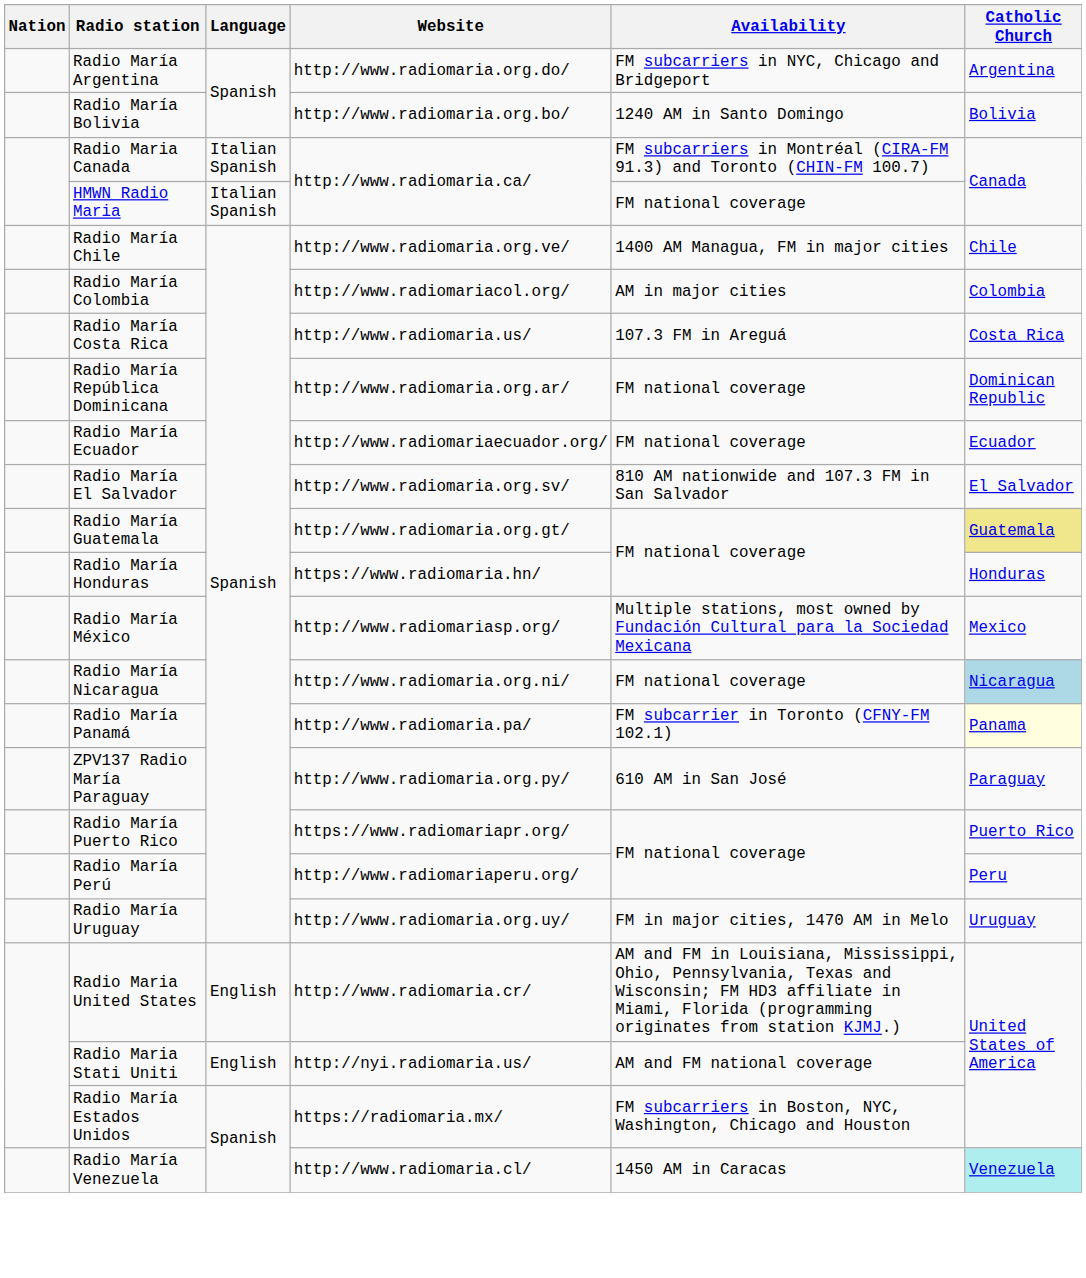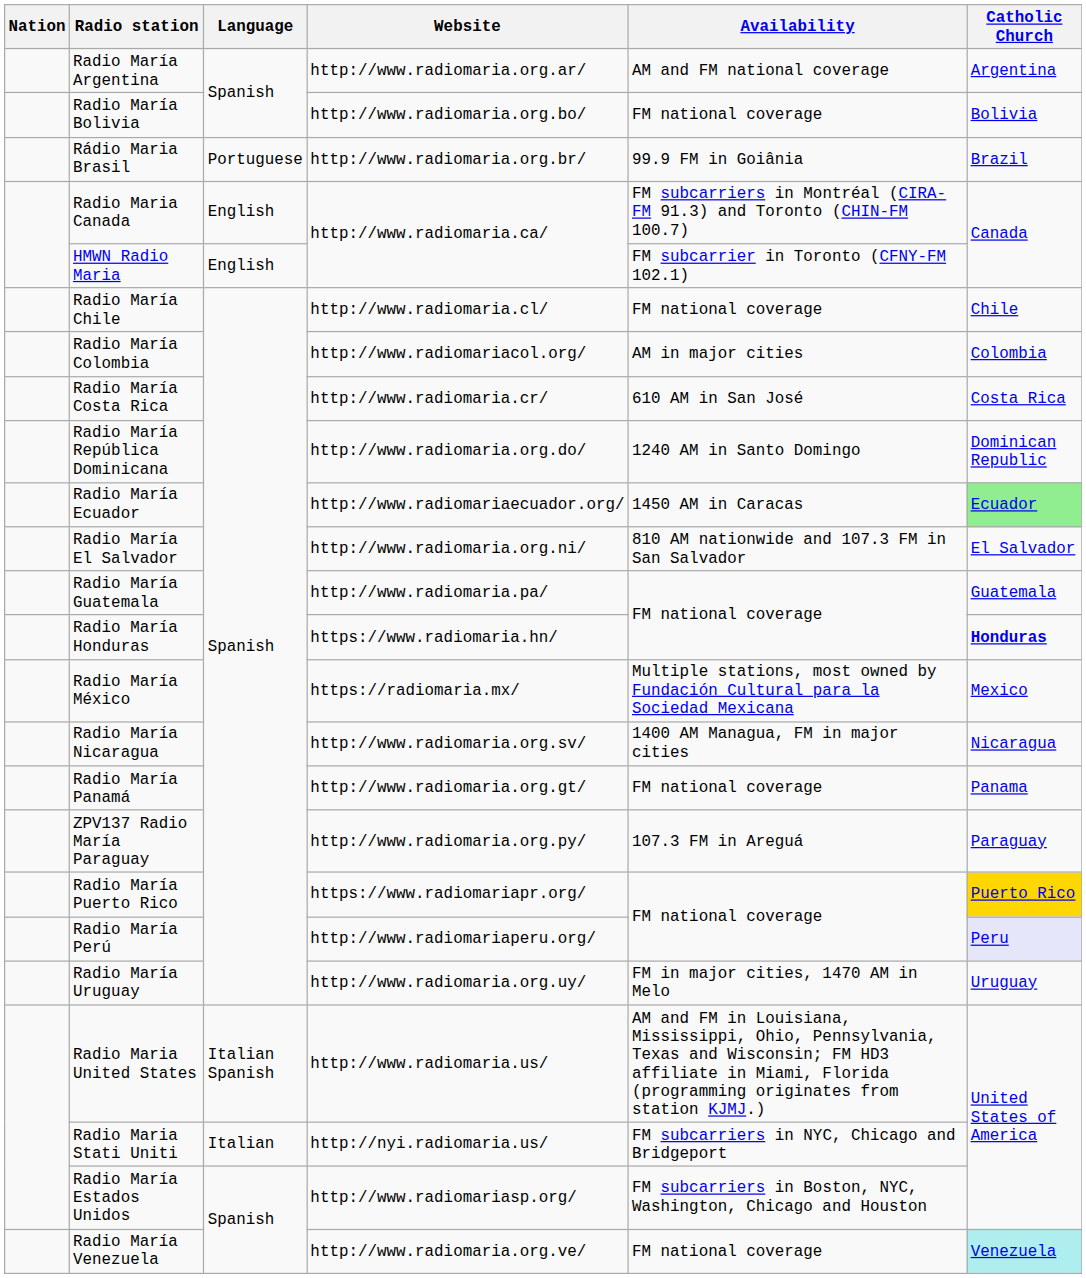(432, 71) http://www.radiomaria.org.do/ -> (448, 71) http://www.radiomaria.org.ar/
(777, 71) FM subcarriers in NYC, Chicago and Bridgeport -> (761, 71) AM and FM national coverage
(730, 115) 1240 AM in Santo Domingo -> (727, 115) FM national coverage
+ row: (125, 159)
(243, 159) Italian Spanish -> (241, 212) English
(243, 203) Italian Spanish -> (241, 266) English
(710, 203) FM national coverage -> (789, 266) FM subcarrier in Toronto (CFNY-FM 102.1)
(432, 247) http://www.radiomaria.org.ve/ -> (429, 310) http://www.radiomaria.cl/
(782, 247) 1400 AM Managua, FM in major cities -> (727, 310) FM national coverage
(413, 336) http://www.radiomaria.us/ -> (429, 398) http://www.radiomaria.cr/
(701, 336) 107.3 FM in Areguá -> (718, 398) 610 AM in San José
(432, 389) http://www.radiomaria.org.ar/ -> (448, 451) http://www.radiomaria.org.do/
(710, 389) FM national coverage -> (746, 451) 1240 AM in Santo Domingo
(710, 442) FM national coverage -> (718, 505) 1450 AM in Caracas
(1002, 442) no background -> (1004, 505) lightgreen background
(432, 486) http://www.radiomaria.org.sv/ -> (448, 549) http://www.radiomaria.org.ni/
(432, 531) http://www.radiomaria.org.gt/ -> (429, 593) http://www.radiomaria.pa/
(1012, 531) khaki background -> (1013, 593) no background
(1007, 575) normal -> (1009, 637) bold
(427, 628) http://www.radiomariasp.org/ -> (415, 691) https://radiomaria.mx/
(432, 681) http://www.radiomaria.org.ni/ -> (448, 744) http://www.radiomaria.org.sv/
(710, 681) FM national coverage -> (765, 744) 1400 AM Managua, FM in major cities
(1012, 681) lightblue background -> (1013, 744) no background
(413, 726) http://www.radiomaria.pa/ -> (448, 788) http://www.radiomaria.org.gt/
(772, 726) FM subcarrier in Toronto (CFNY-FM 102.1) -> (727, 788) FM national coverage
(998, 726) lightyellow background -> (999, 788) no background
(701, 779) 610 AM in San José -> (718, 841) 107.3 FM in Areguá
(1021, 832) no background -> (1023, 895) gold background
(988, 876) no background -> (990, 939) lavender background
(243, 992) English -> (241, 1064) Italian Spanish
(413, 992) http://www.radiomaria.cr/ -> (429, 1064) http://www.radiomaria.us/
(243, 1064) English -> (241, 1144) Italian
(744, 1064) AM and FM national coverage -> (794, 1144) FM subcarriers in NYC, Chicago and Bridgeport
(398, 1117) https://radiomaria.mx/ -> (444, 1198) http://www.radiomariasp.org/
(413, 1170) http://www.radiomaria.cl/ -> (448, 1251) http://www.radiomaria.org.ve/
(701, 1170) 1450 AM in Caracas -> (727, 1251) FM national coverage
